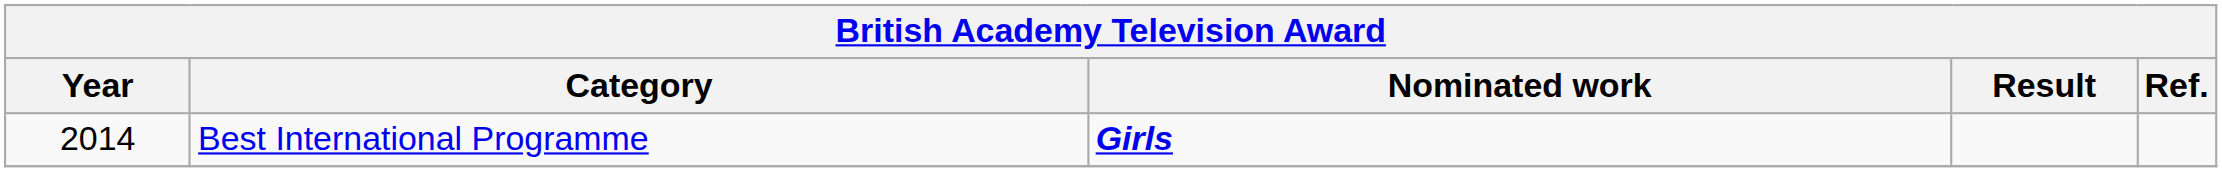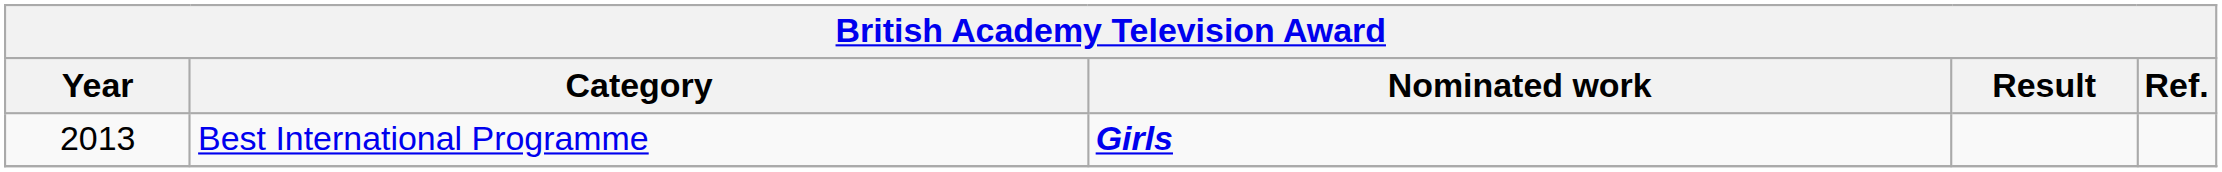(98, 138) 2014 -> (98, 138) 2013
